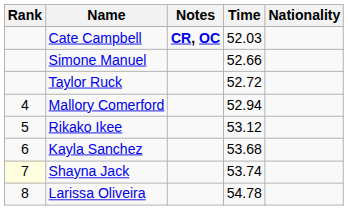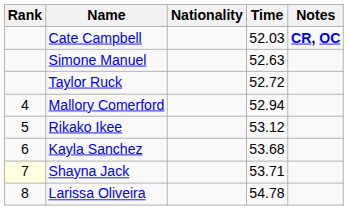columns swapped: (304, 15) <-> (196, 15)
(244, 60) 52.66 -> (267, 60) 52.63
(244, 171) 53.74 -> (267, 171) 53.71
